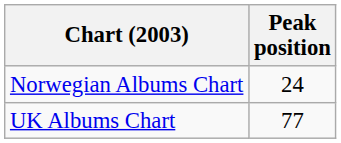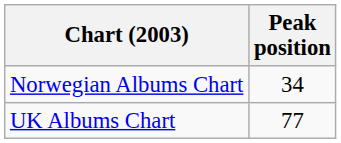(292, 84) 24 -> (292, 84) 34
